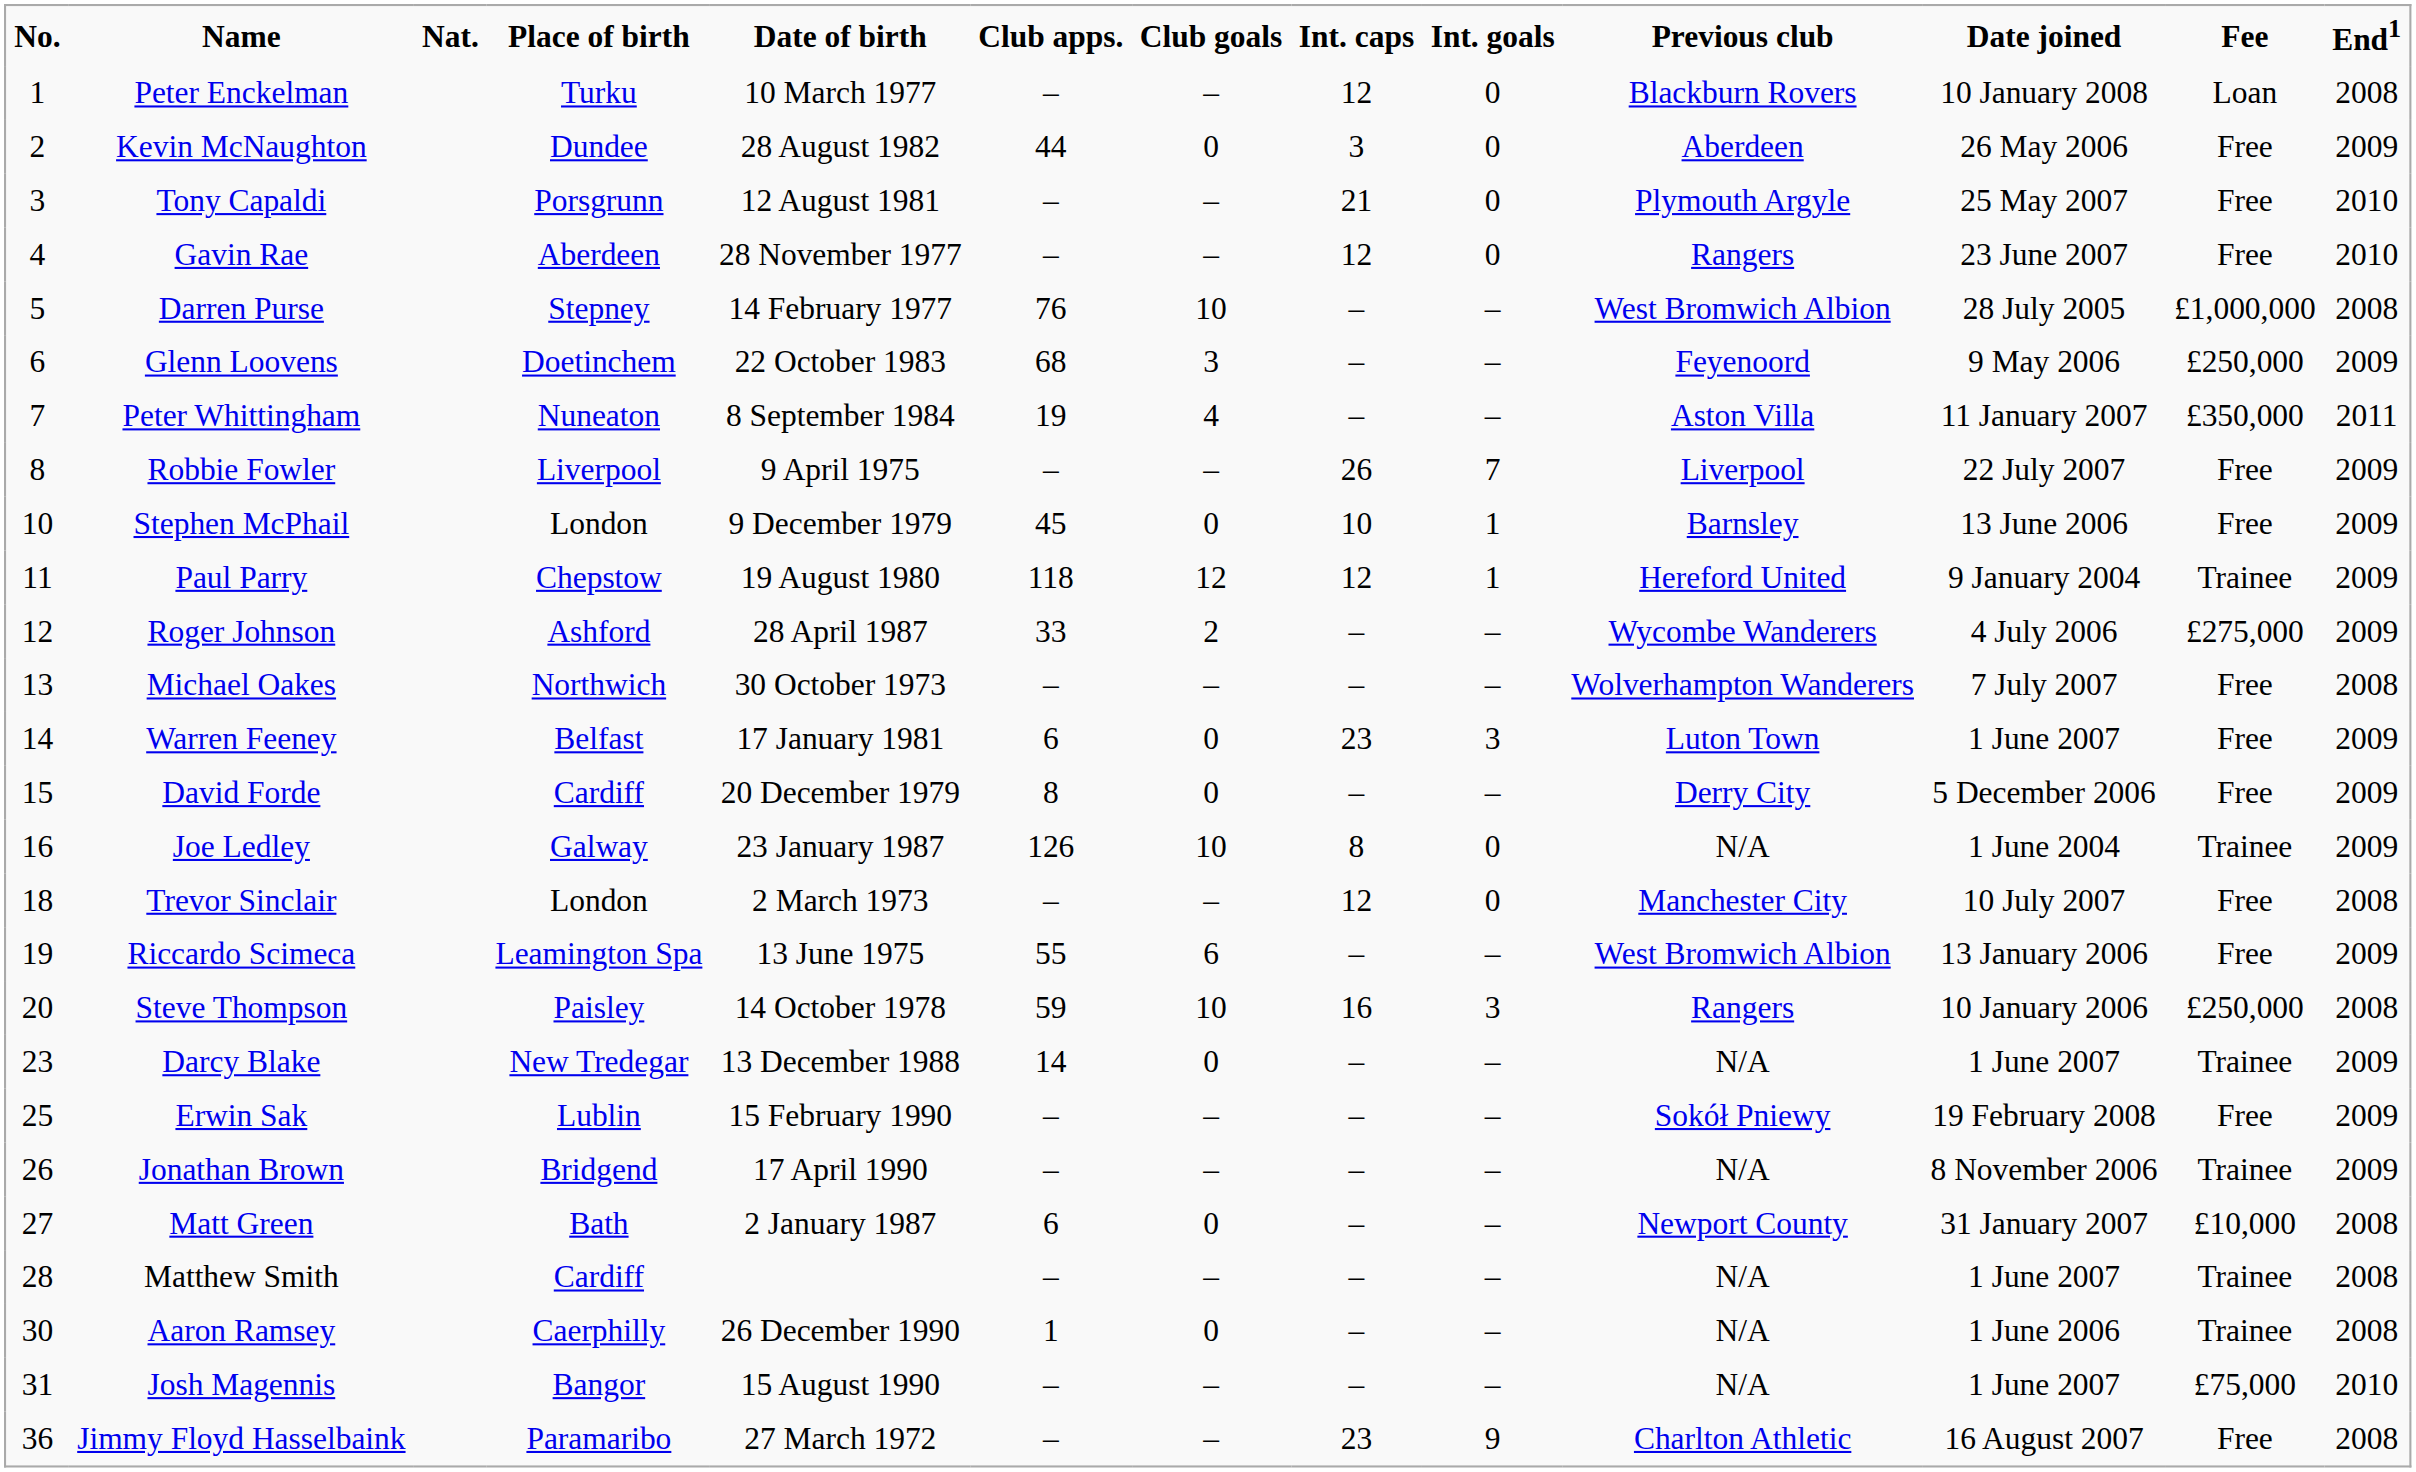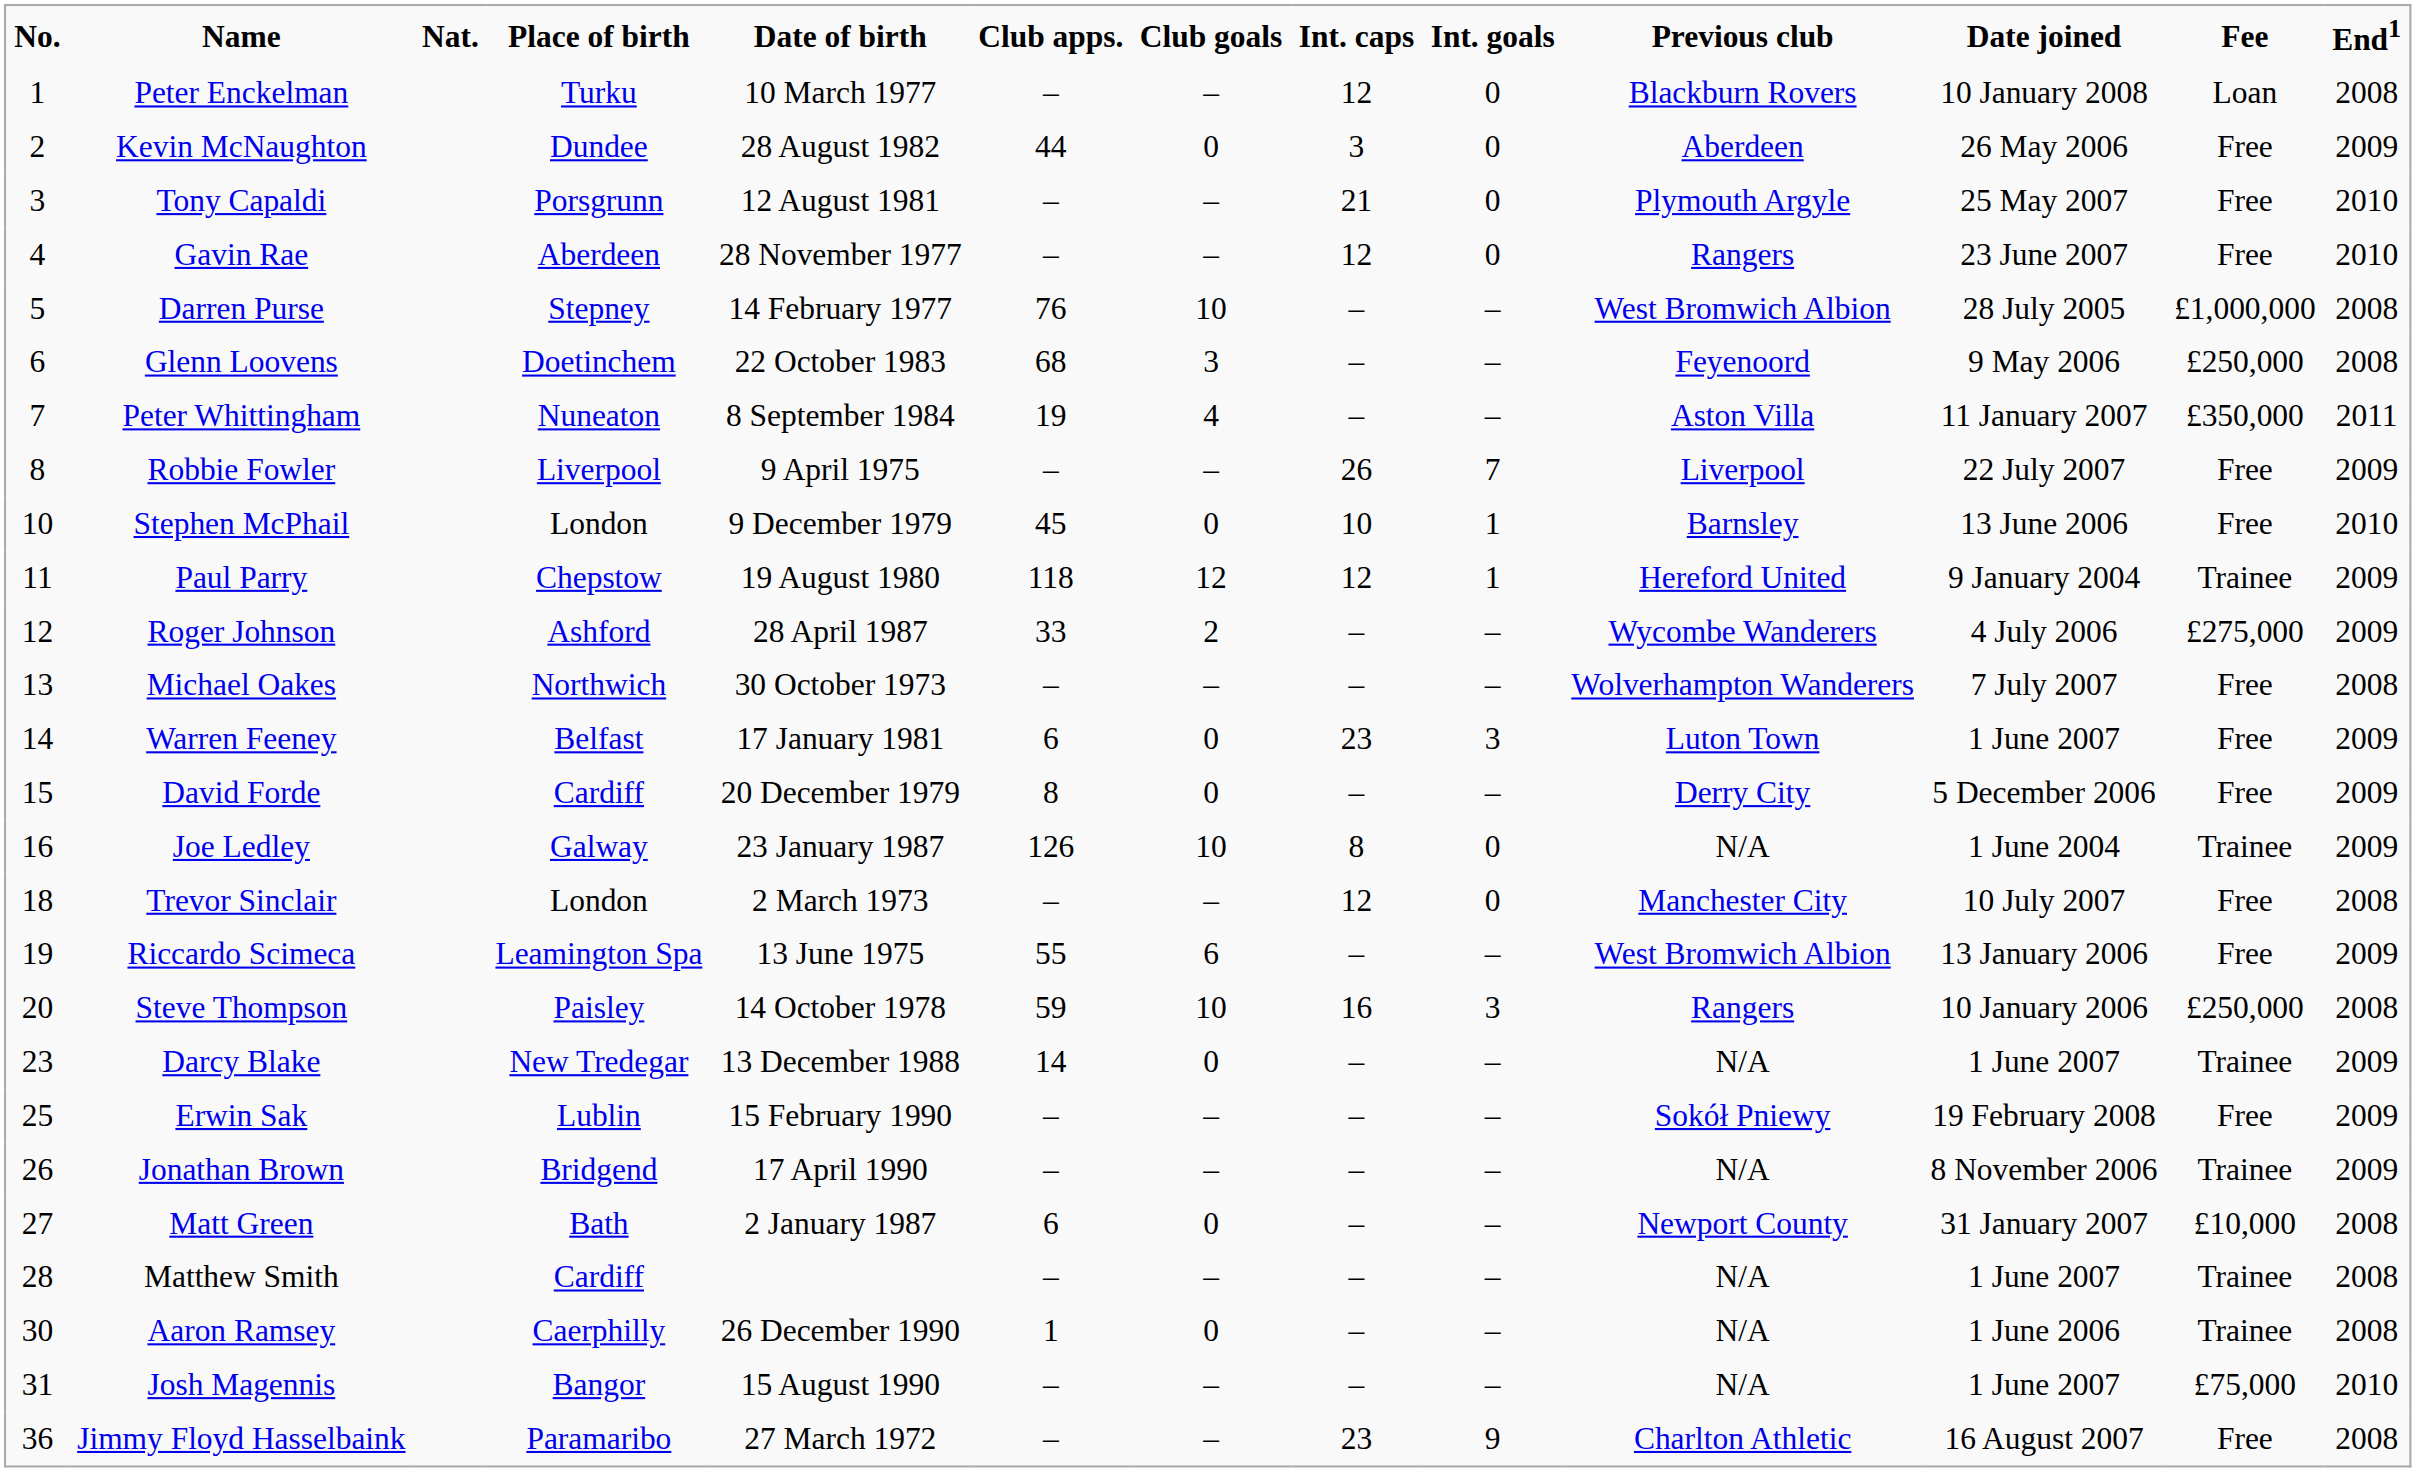(2367, 361) 2009 -> (2367, 361) 2008
(2367, 523) 2009 -> (2367, 523) 2010
